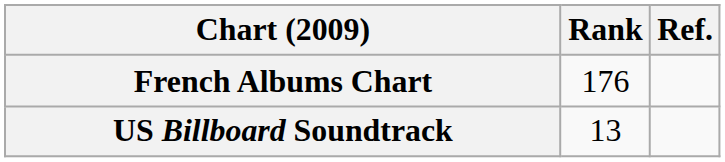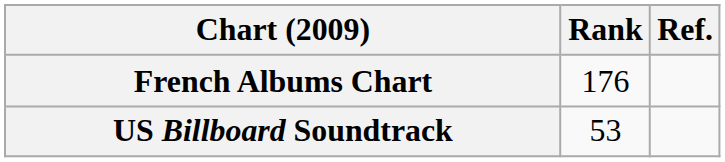(605, 130) 13 -> (605, 130) 53
